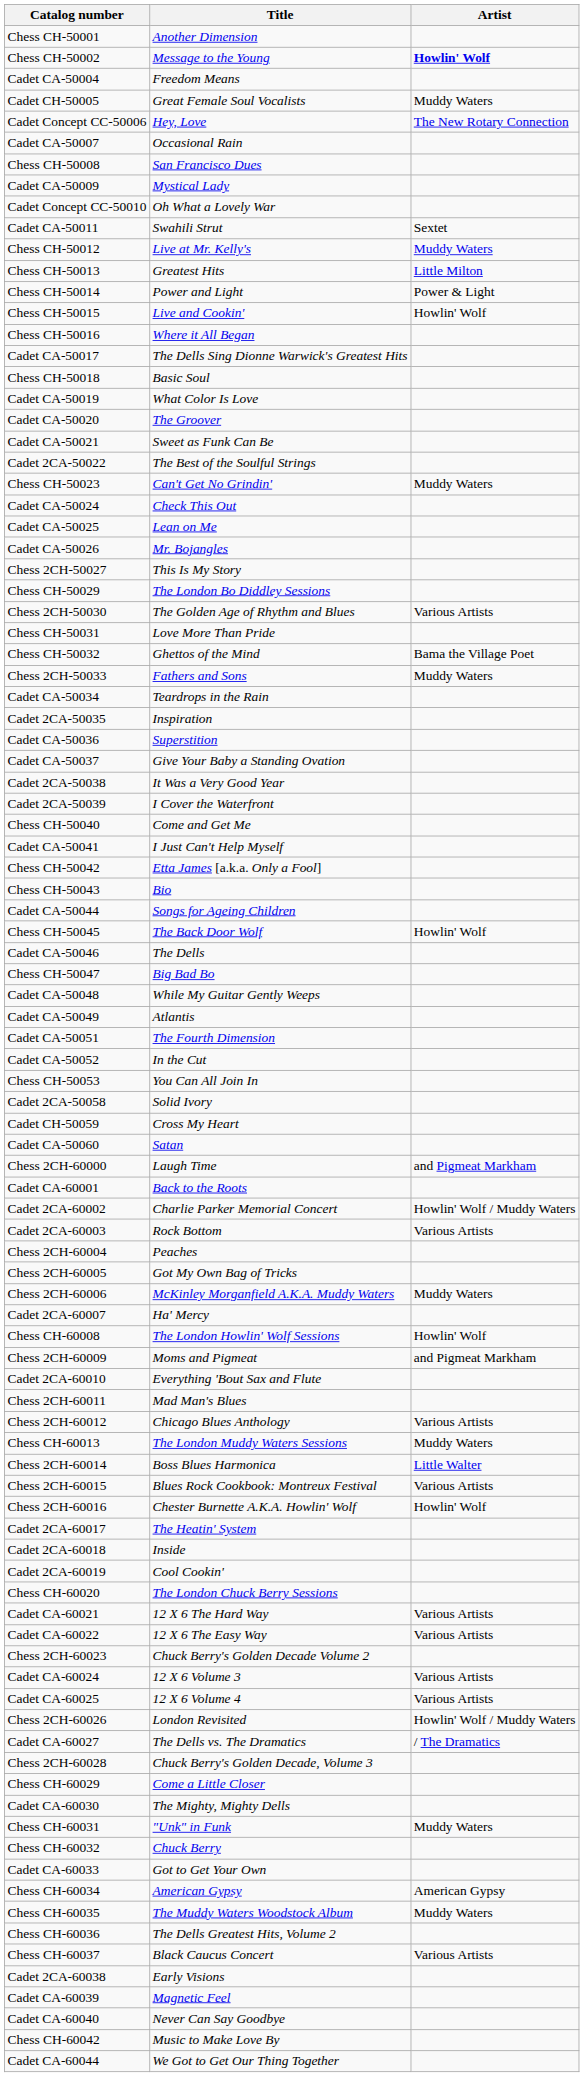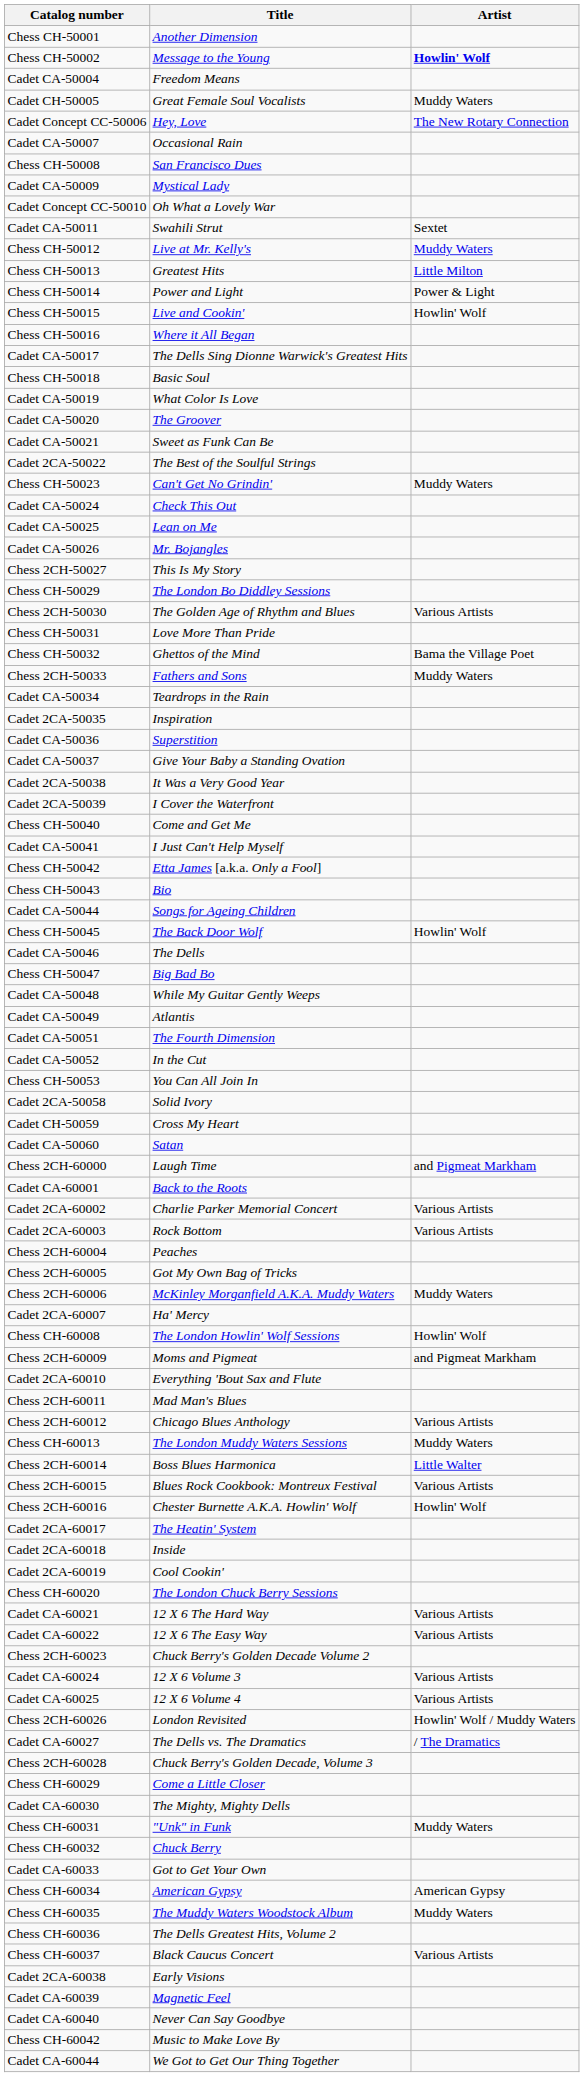(495, 1208) Howlin' Wolf / Muddy Waters -> (454, 1208) Various Artists
